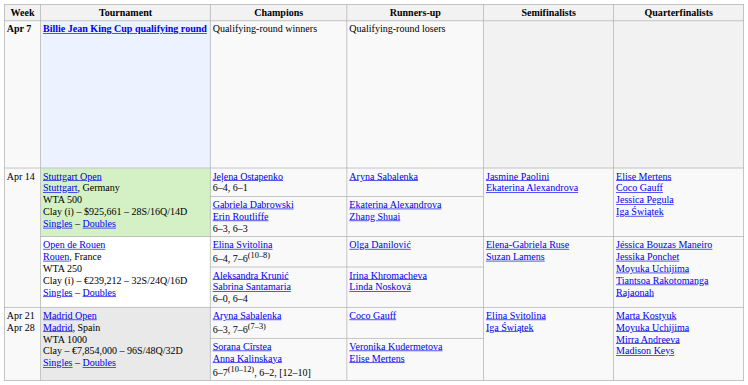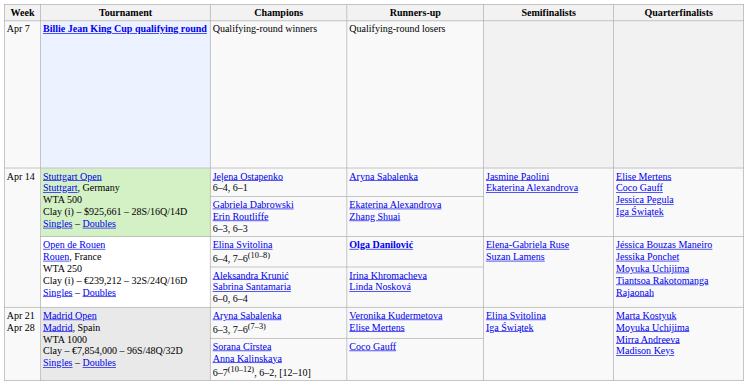(19, 29) bold -> (18, 29) normal
(380, 245) normal -> (381, 245) bold
(373, 316) Coco Gauff -> (396, 322) Veronika Kudermetova Elise Mertens
(396, 352) Veronika Kudermetova Elise Mertens -> (373, 346) Coco Gauff
